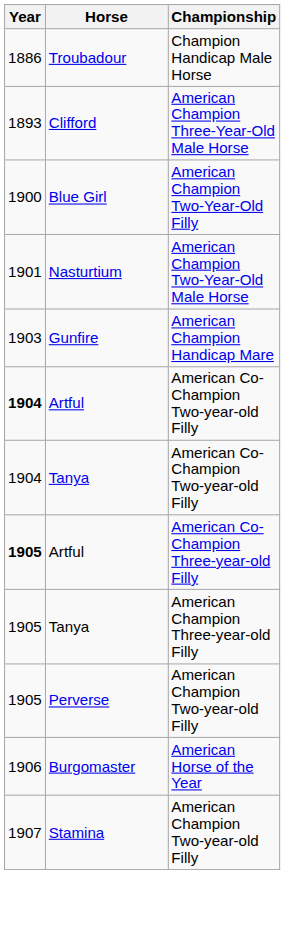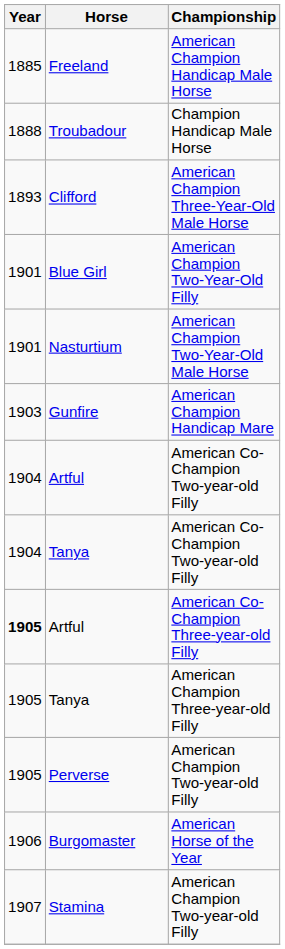+ row: (79, 66)
(25, 58) 1886 -> (25, 132) 1888
(25, 198) 1900 -> (25, 272) 1901
(25, 404) bold -> (25, 478) normal
